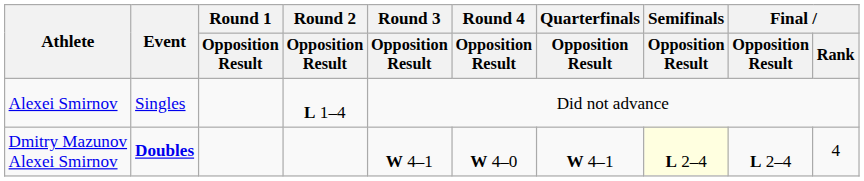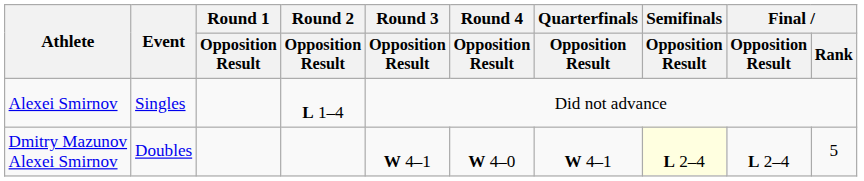(165, 151) bold -> (164, 151) normal
(836, 151) 4 -> (834, 151) 5
